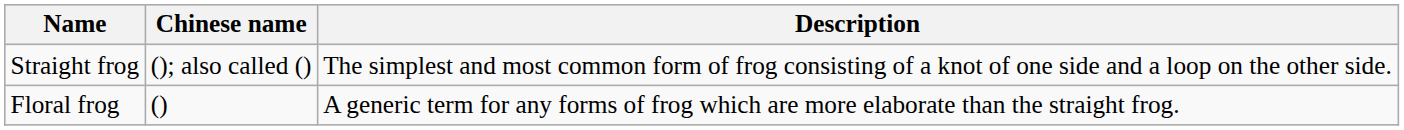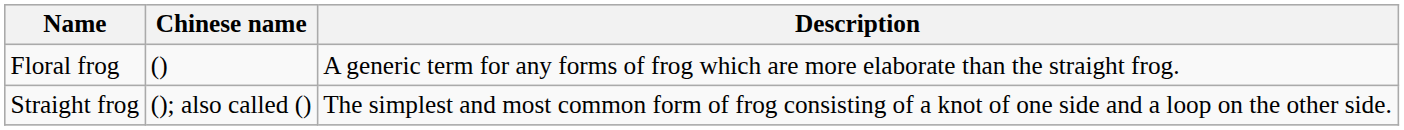rows swapped: (75, 64) <-> (65, 104)
